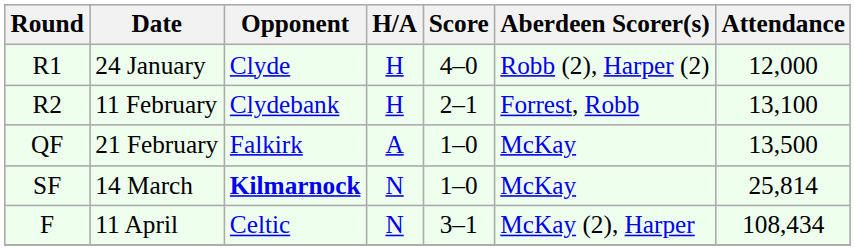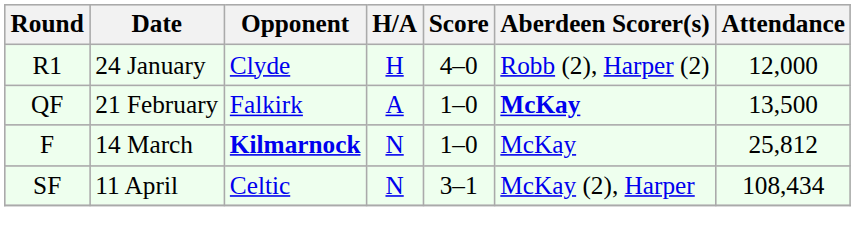- row: (156, 104)
(538, 144) normal -> (540, 104) bold
(47, 184) SF -> (47, 144) F
(783, 184) 25,814 -> (783, 144) 25,812
(47, 225) F -> (47, 184) SF
